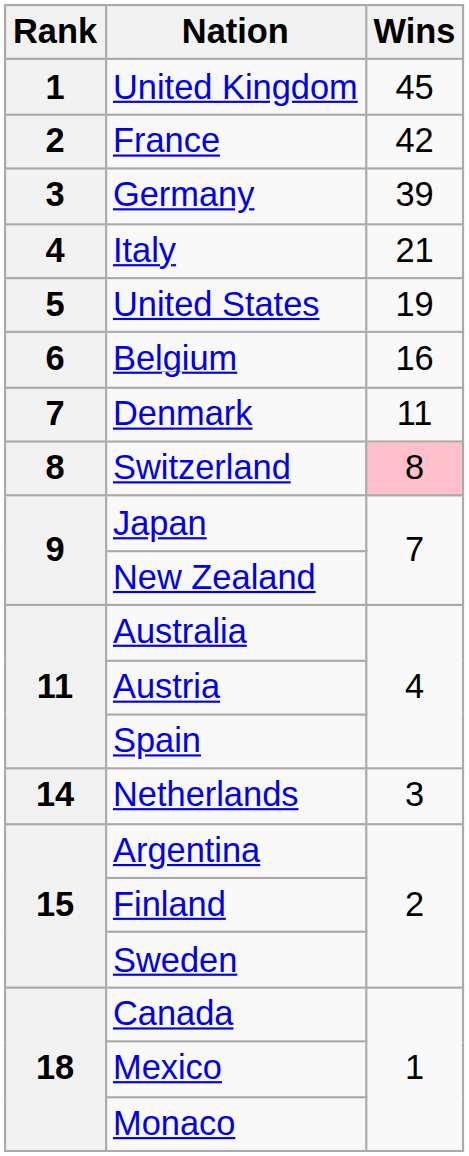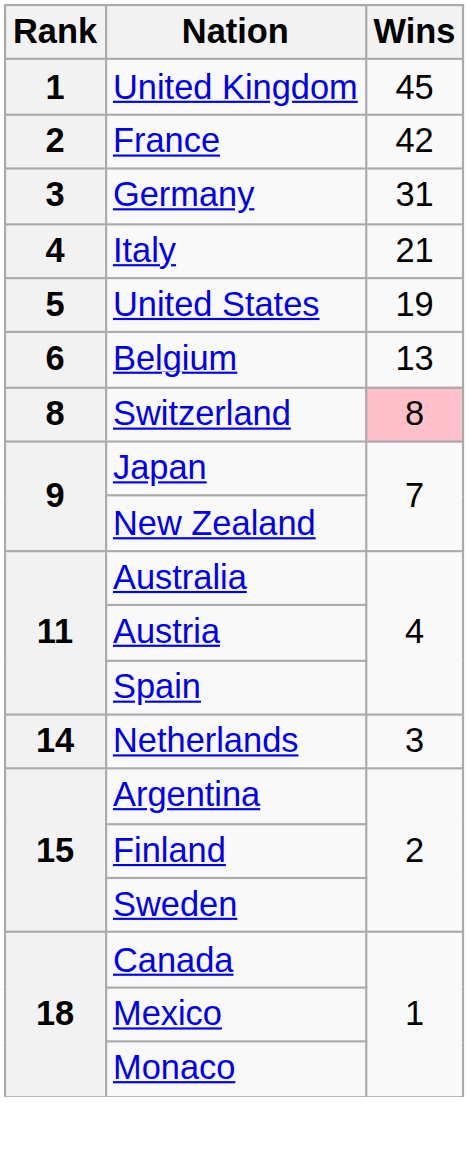(415, 195) 39 -> (415, 195) 31
(415, 359) 16 -> (415, 359) 13
- row: (183, 413)
